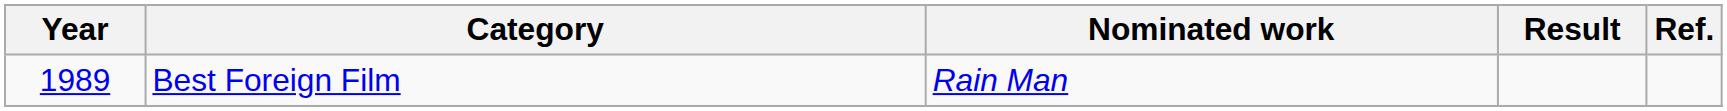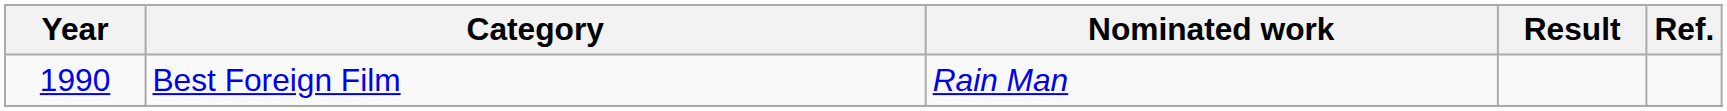(75, 79) 1989 -> (75, 79) 1990
